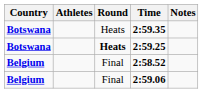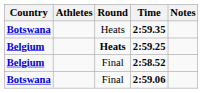(29, 46) Botswana -> (26, 46) Belgium
(26, 79) Belgium -> (29, 79) Botswana
